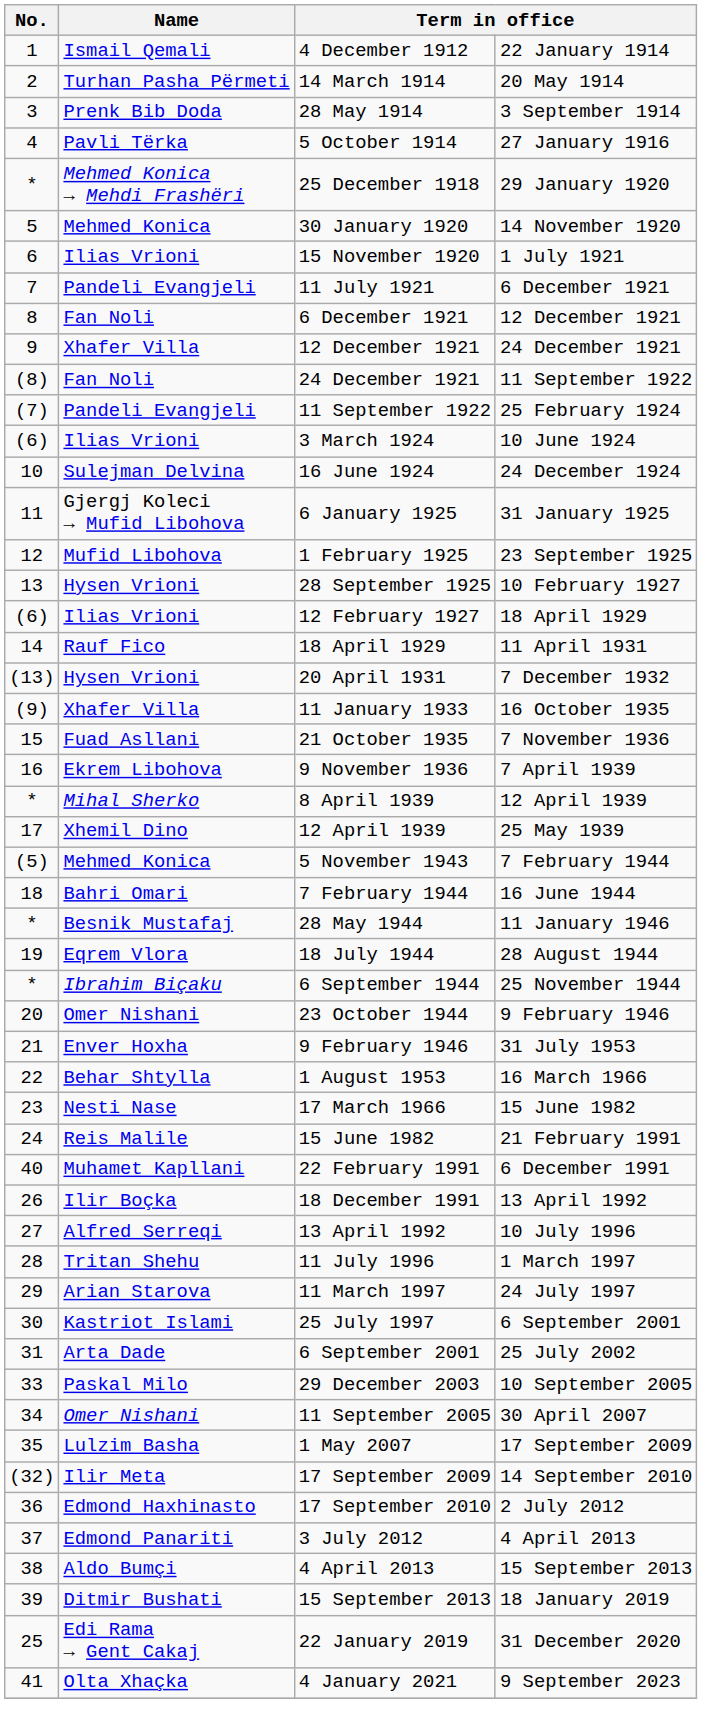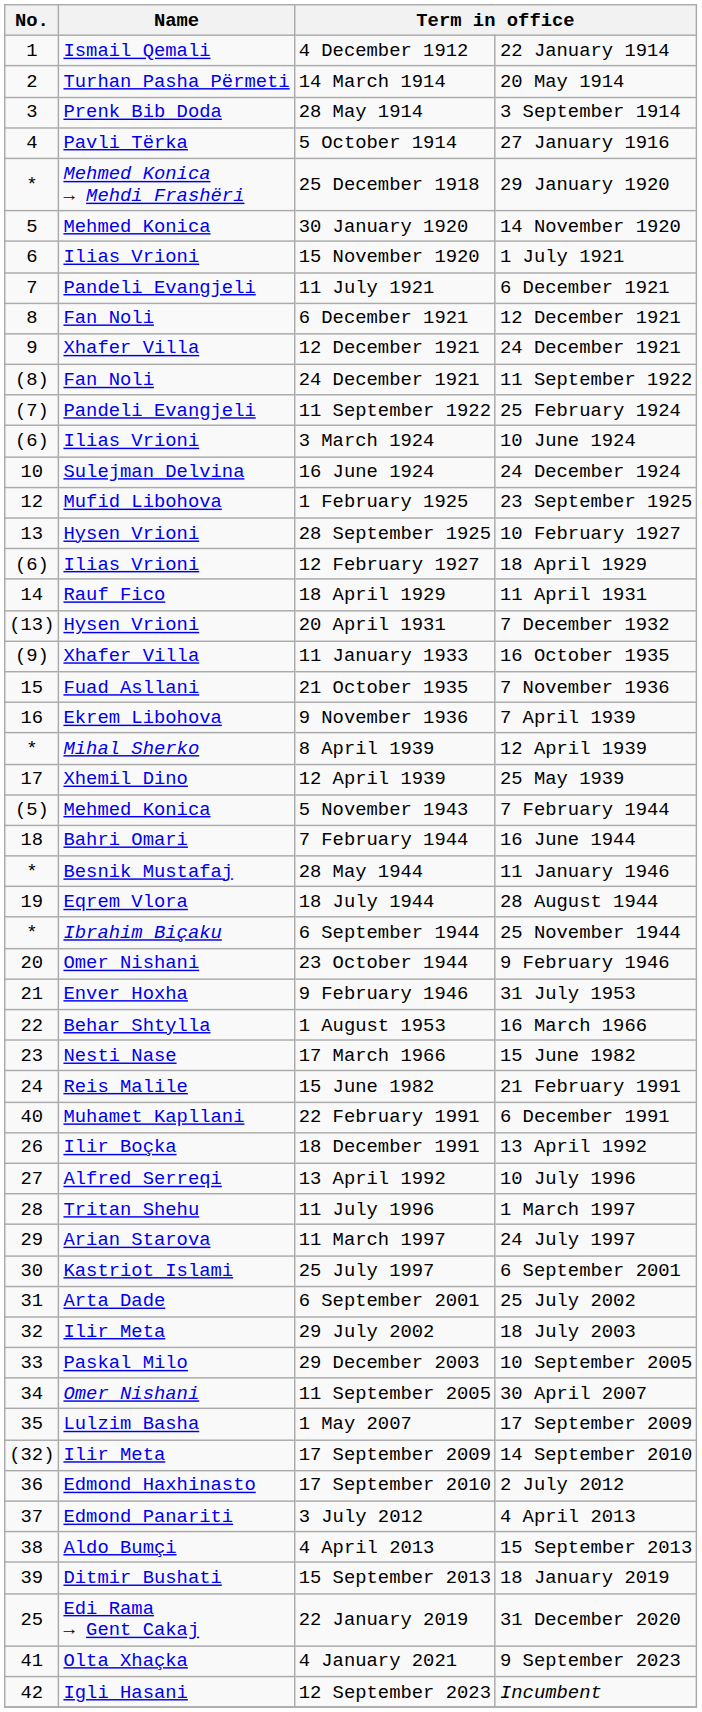- row: (378, 514)
+ row: (367, 1332)
+ row: (395, 1692)
